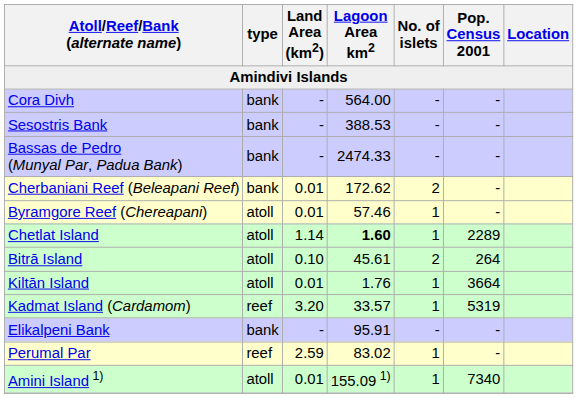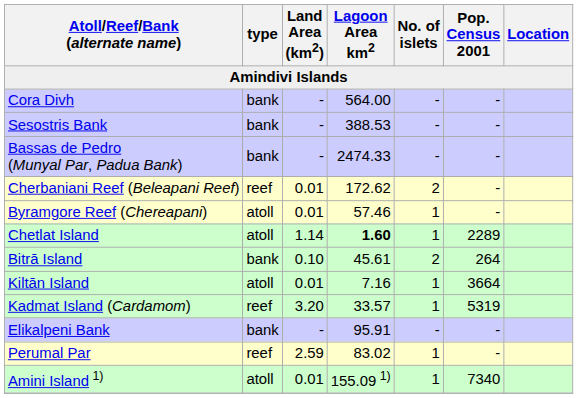(263, 188) bank -> (259, 188) reef
(260, 259) atoll -> (263, 259) bank
(376, 282) 1.76 -> (376, 282) 7.16
